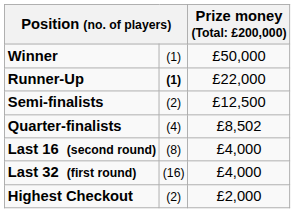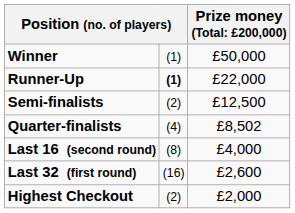(239, 172) £4,000 -> (239, 172) £2,600
